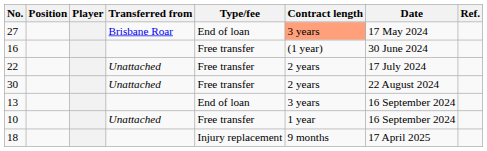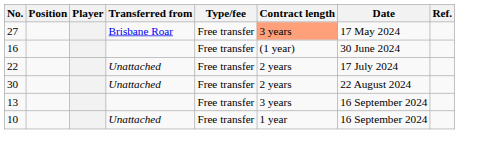(224, 31) End of loan -> (226, 31) Free transfer
(224, 102) End of loan -> (226, 102) Free transfer
- row: (13, 137)
